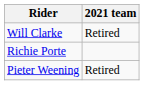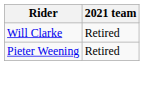- row: (37, 51)
